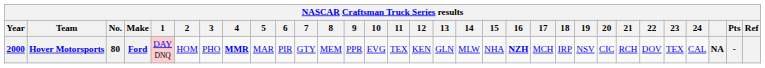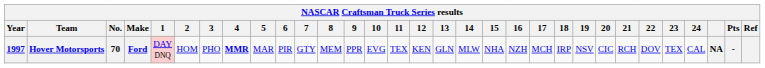(16, 49) 2000 -> (16, 49) 1997
(115, 49) 80 -> (115, 49) 70
(518, 49) bold -> (518, 49) normal
